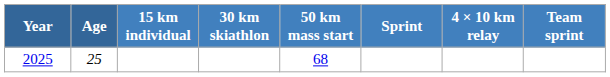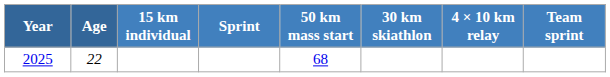columns swapped: (239, 26) <-> (402, 26)
(94, 59) 25 -> (94, 59) 22
